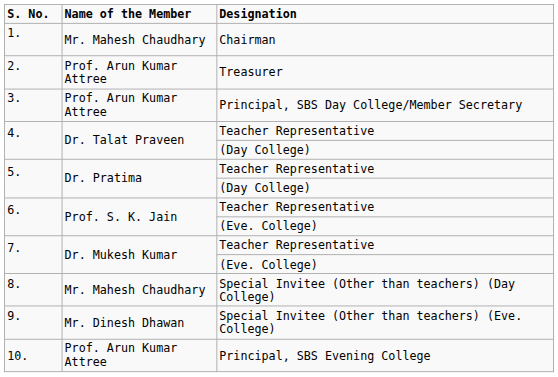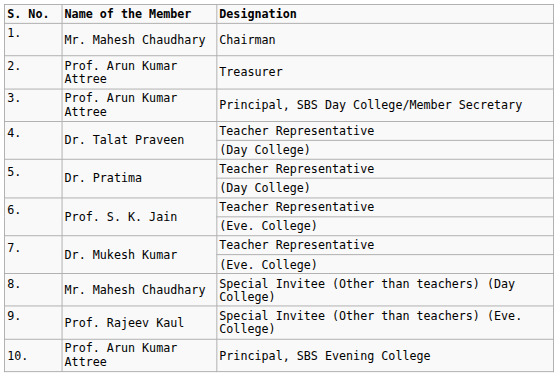(124, 323) Mr. Dinesh Dhawan -> (124, 323) Prof. Rajeev Kaul
